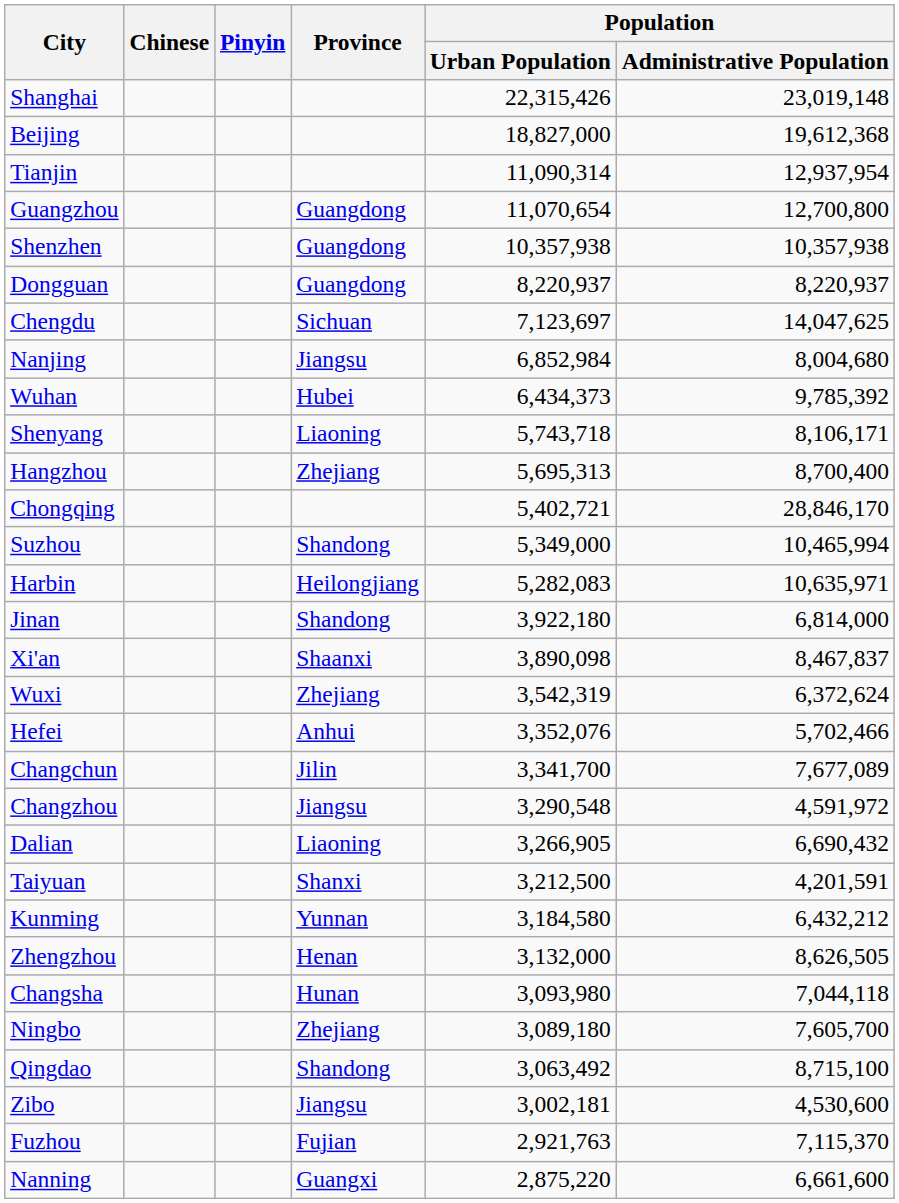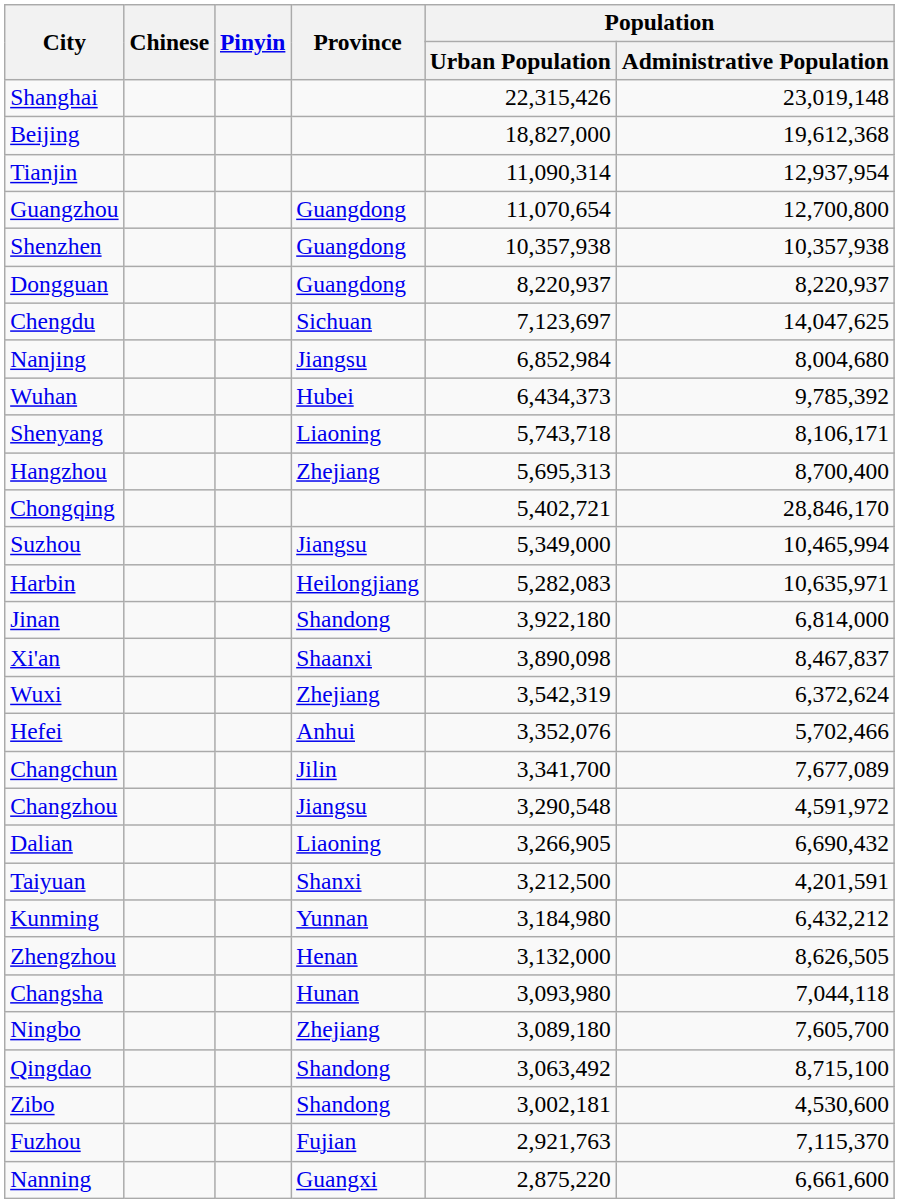(343, 545) Shandong -> (331, 545) Jiangsu
(564, 918) 3,184,580 -> (564, 918) 3,184,980
(331, 1104) Jiangsu -> (343, 1104) Shandong
